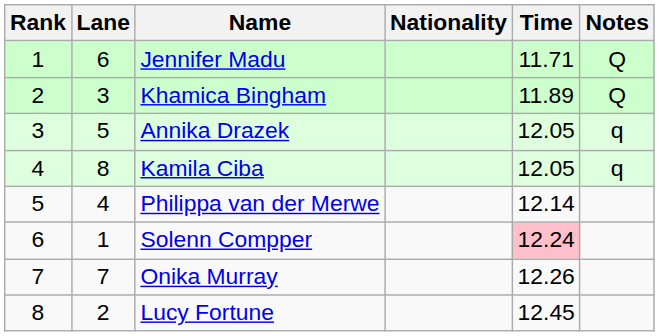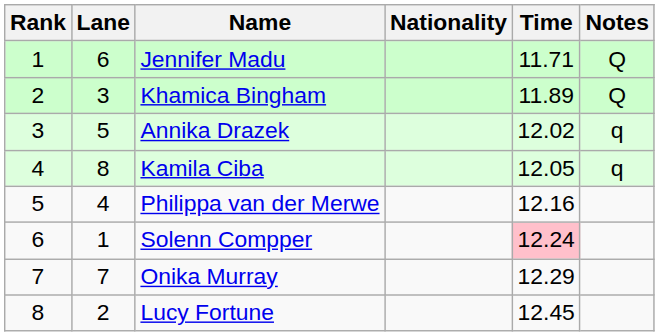(546, 131) 12.05 -> (546, 131) 12.02
(546, 204) 12.14 -> (546, 204) 12.16
(546, 276) 12.26 -> (546, 276) 12.29
